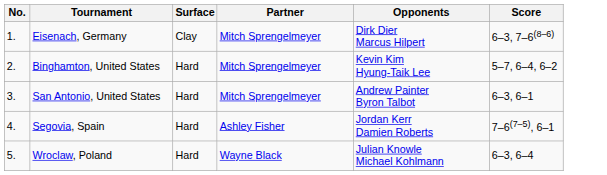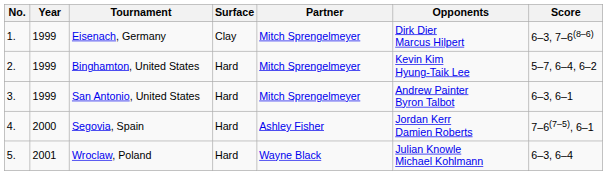+ column: (50, 12)
